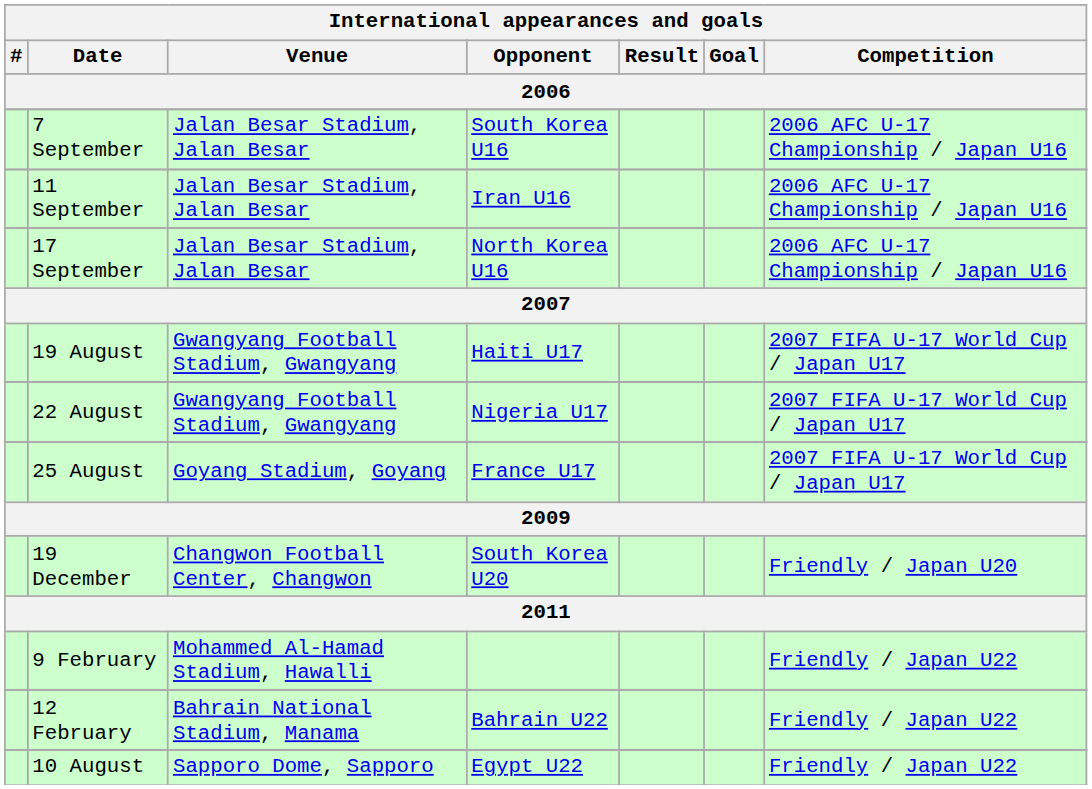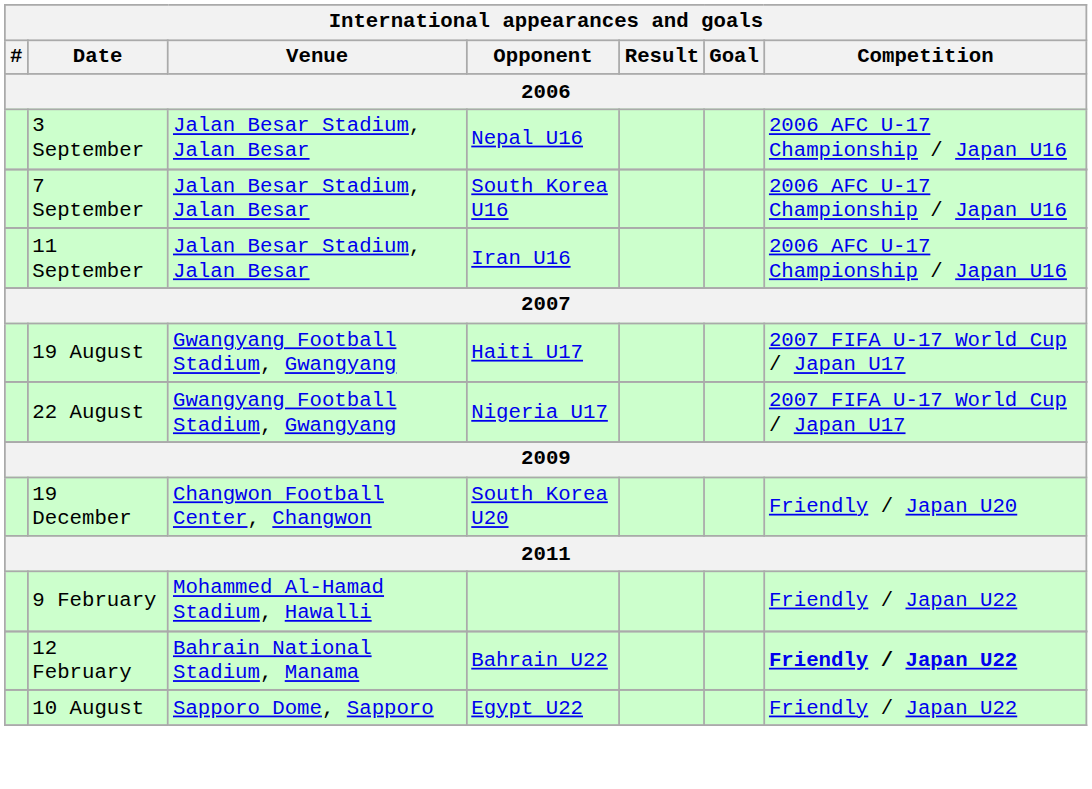+ row: (88, 139)
- row: (88, 258)
- row: (88, 471)
(893, 720) normal -> (893, 660) bold
